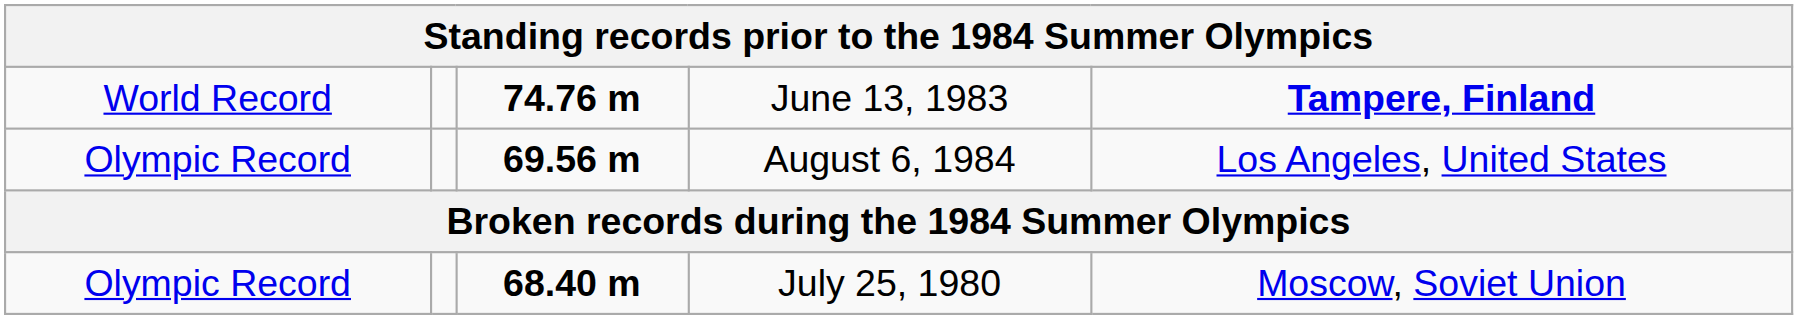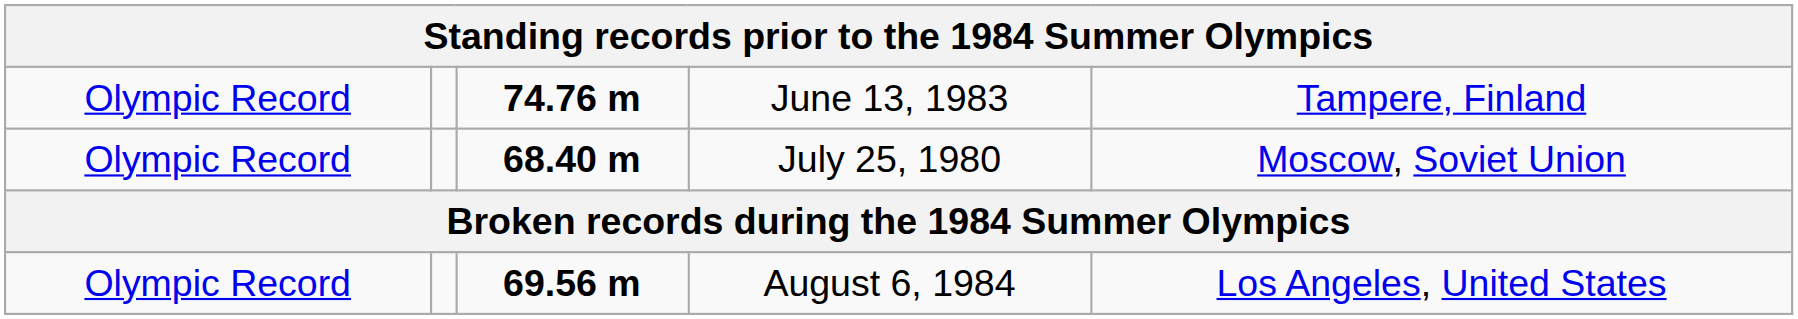(218, 96) World Record -> (218, 96) Olympic Record
(1442, 96) bold -> (1442, 96) normal
rows swapped: (890, 282) <-> (890, 158)
